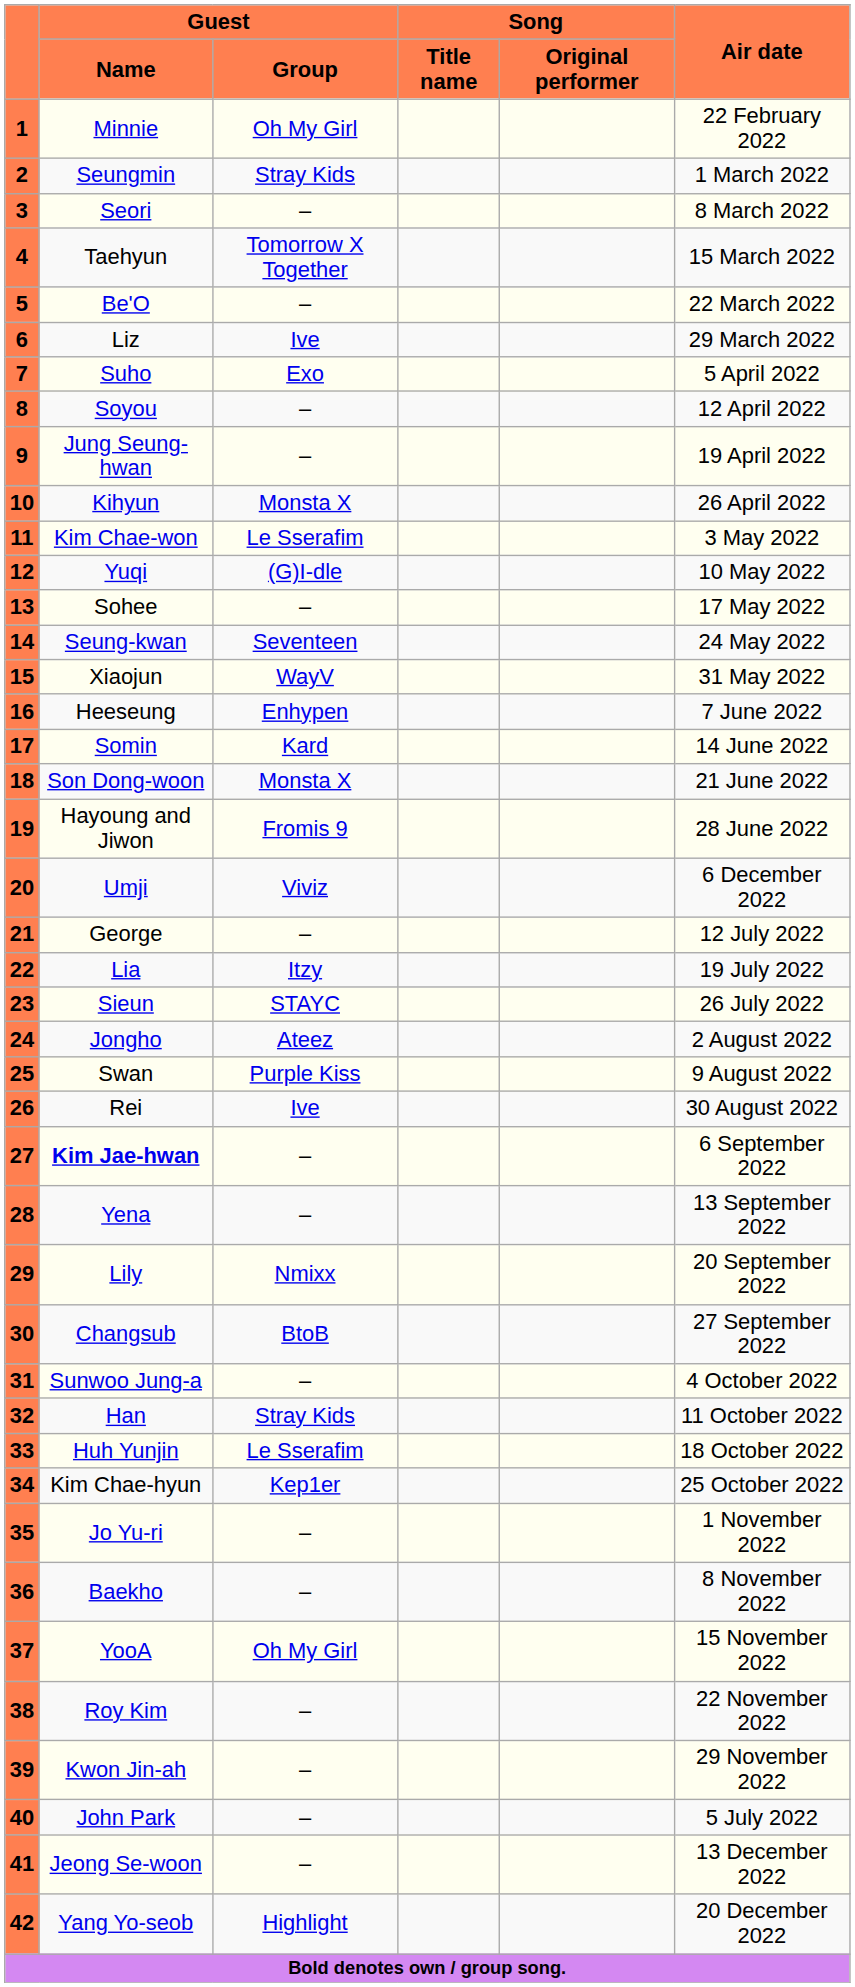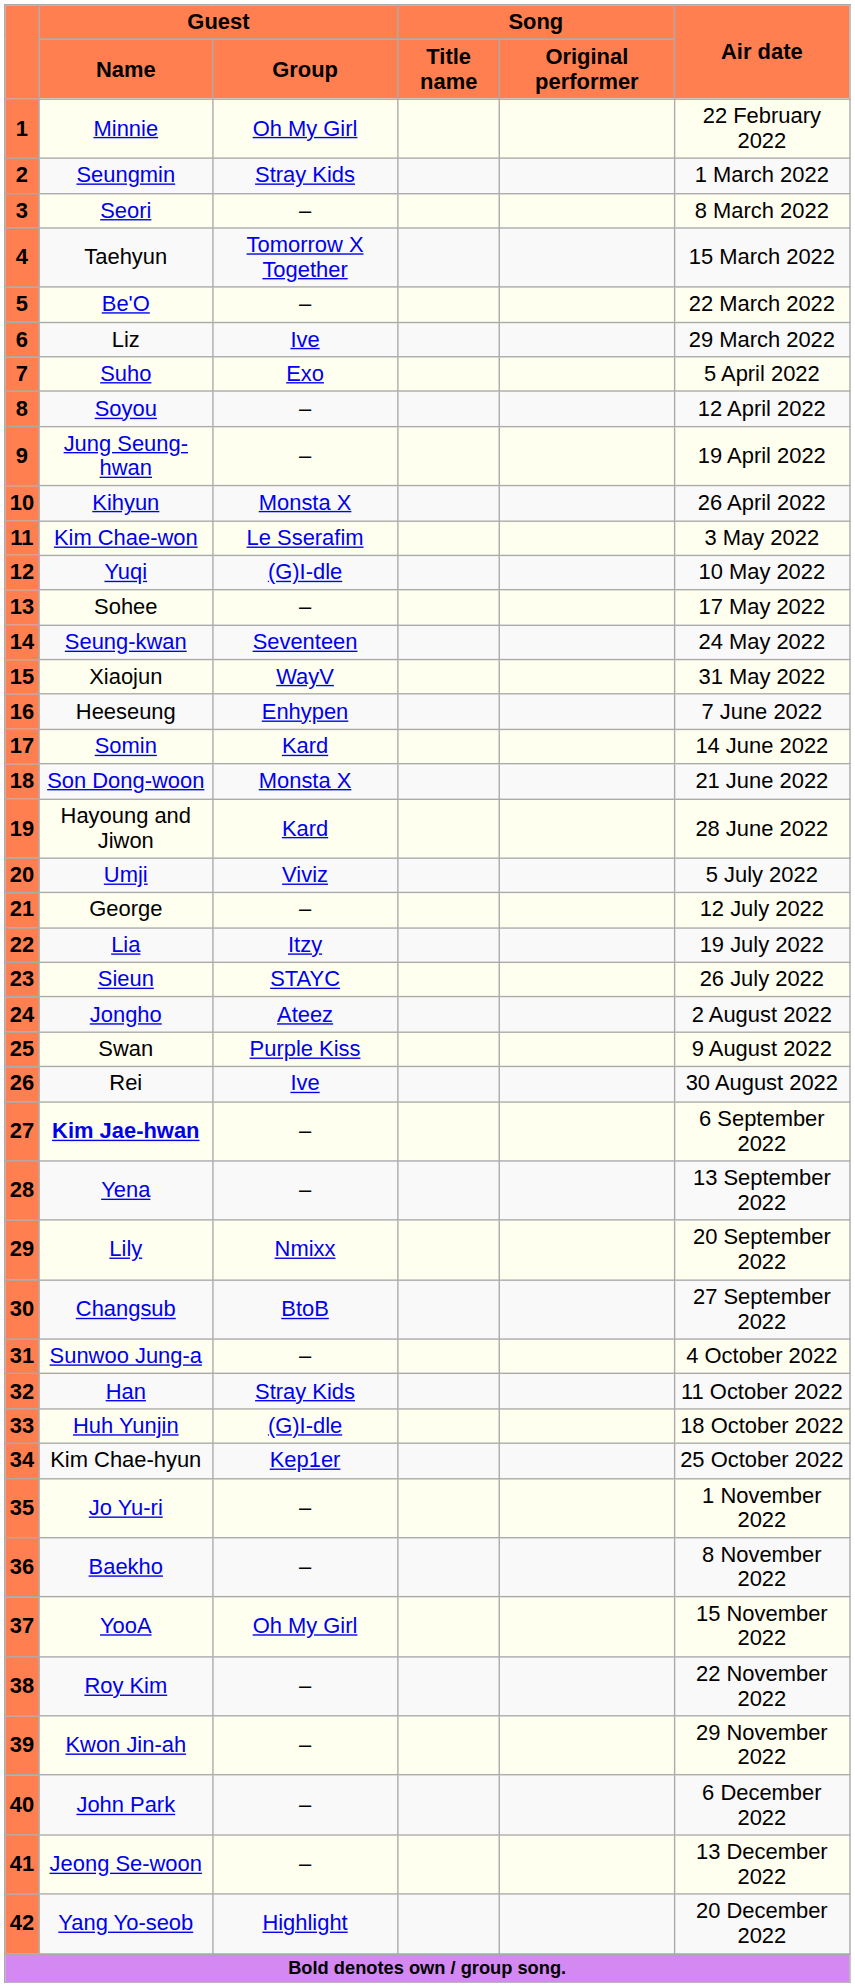(305, 828) Fromis 9 -> (305, 828) Kard
(762, 887) 6 December 2022 -> (762, 875) 5 July 2022
(305, 1450) Le Sserafim -> (305, 1425) (G)I-dle
(762, 1817) 5 July 2022 -> (762, 1804) 6 December 2022
